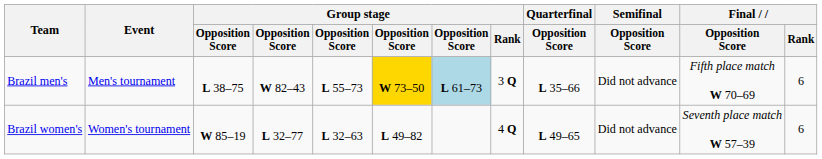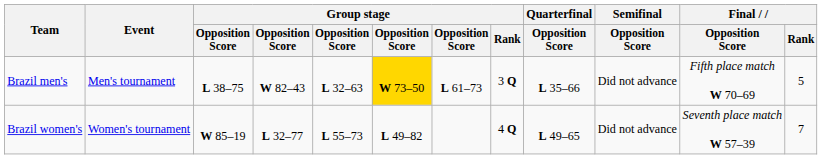(342, 88) L 55–73 -> (342, 88) L 32–63
(461, 88) lightblue background -> (461, 88) no background
(801, 81) 6 -> (801, 81) 5
(342, 137) L 32–63 -> (342, 137) L 55–73
(801, 129) 6 -> (801, 129) 7
